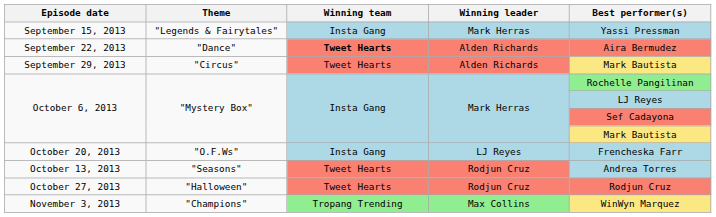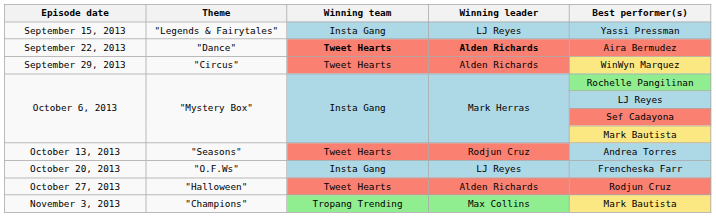(499, 30) Mark Herras -> (499, 30) LJ Reyes
(499, 47) normal -> (499, 47) bold
(640, 65) Mark Bautista -> (640, 65) WinWyn Marquez
rows swapped: (75, 169) <-> (75, 151)
(499, 186) Rodjun Cruz -> (499, 186) Alden Richards
(640, 203) WinWyn Marquez -> (640, 203) Mark Bautista
